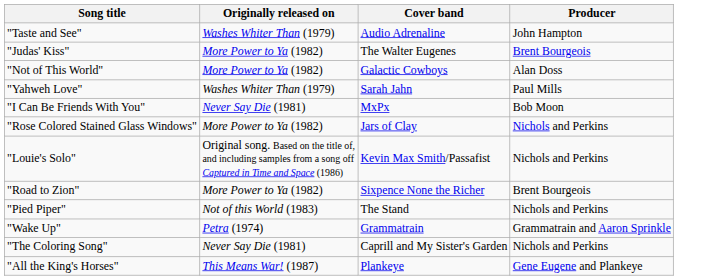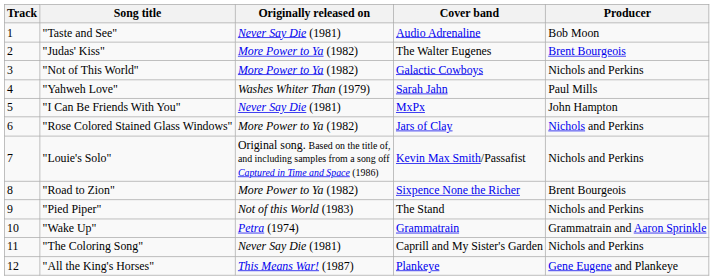+ column: (22, 13)
(268, 32) Washes Whiter Than (1979) -> (289, 32) Never Say Die (1981)
(547, 32) John Hampton -> (574, 32) Bob Moon
(538, 70) Alan Doss -> (596, 70) Nichols and Perkins
(538, 107) Bob Moon -> (583, 107) John Hampton
